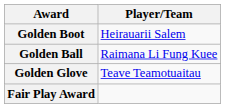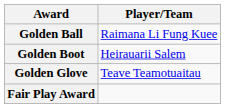rows swapped: (51, 53) <-> (51, 34)
